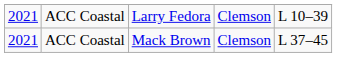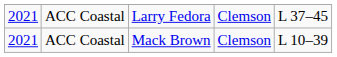(303, 16) L 10–39 -> (303, 16) L 37–45
(303, 40) L 37–45 -> (303, 40) L 10–39
